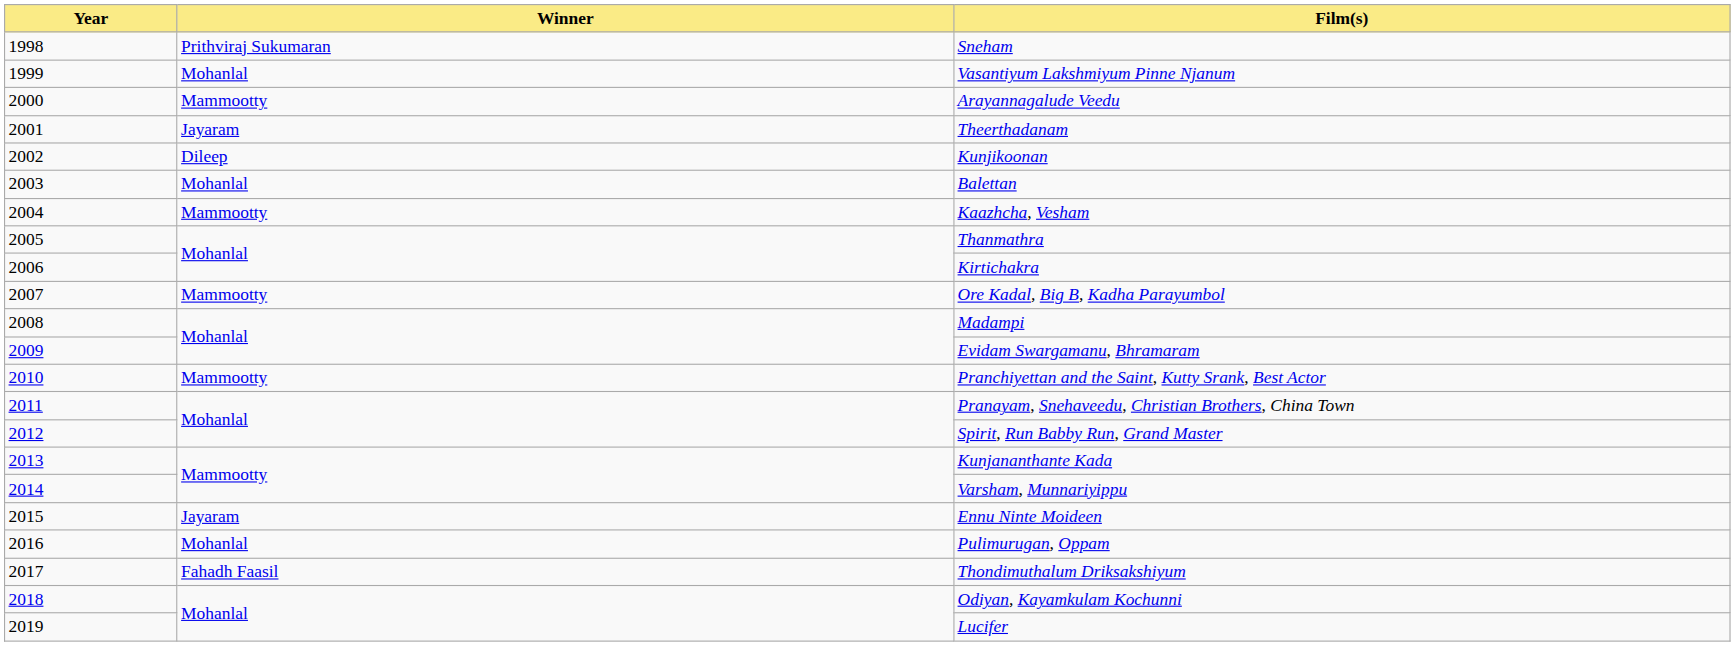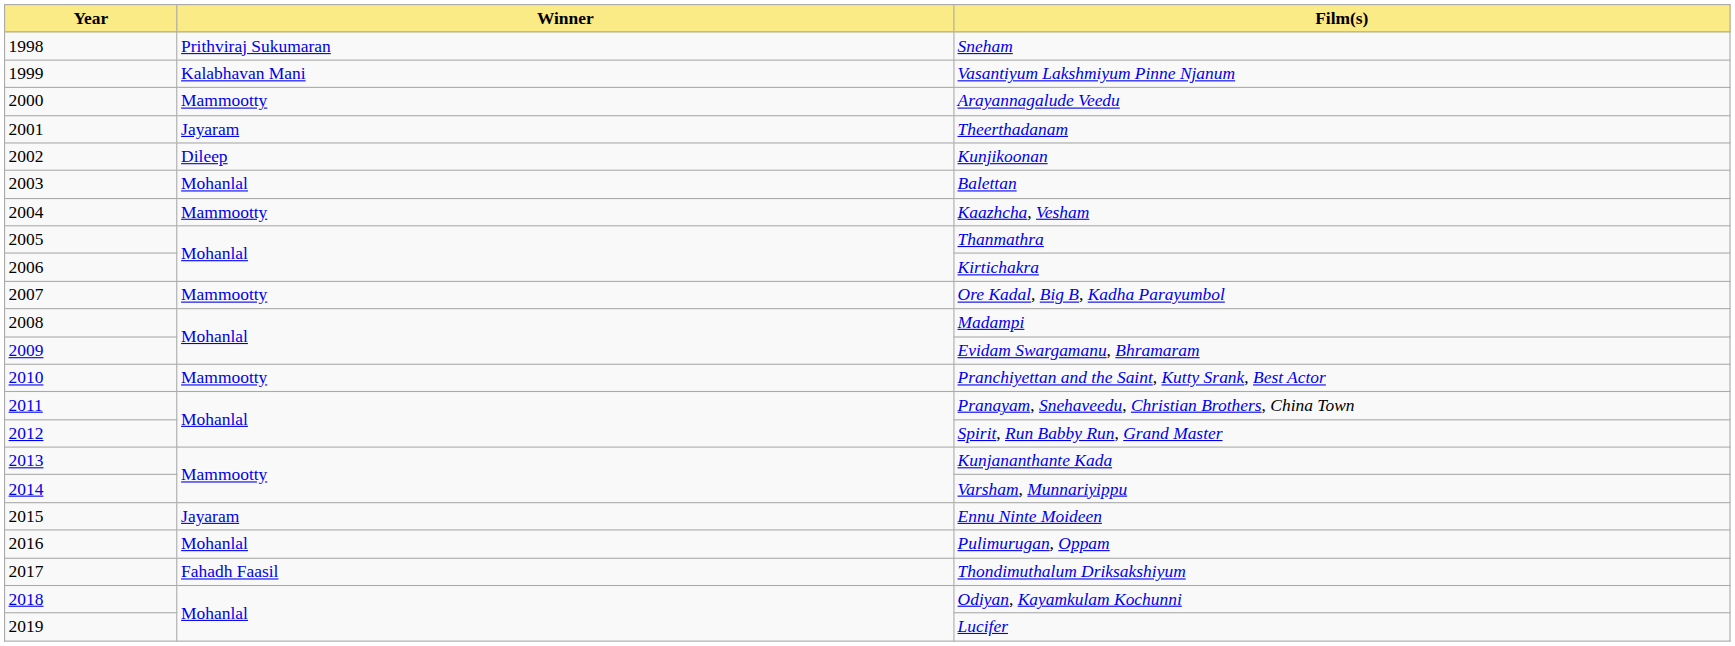(215, 73) Mohanlal -> (243, 73) Kalabhavan Mani
